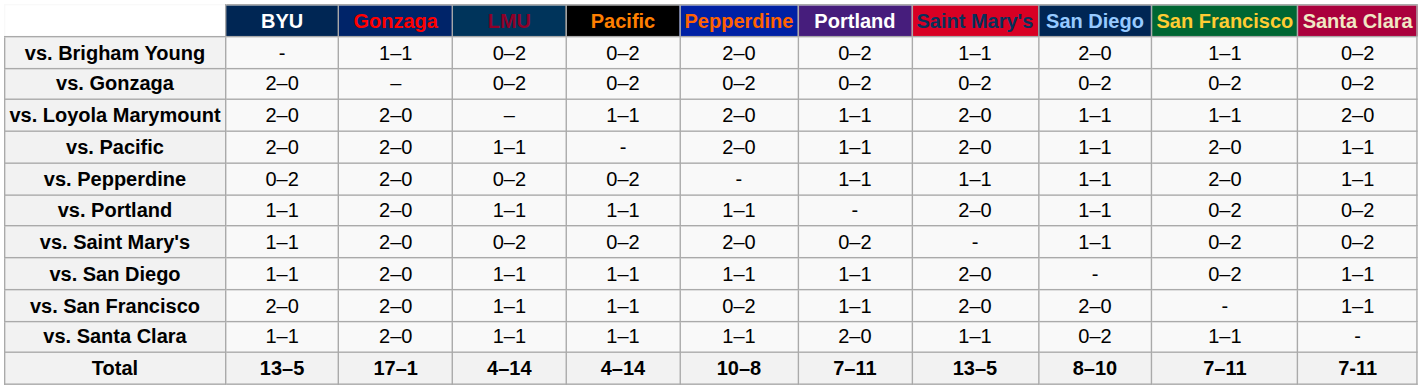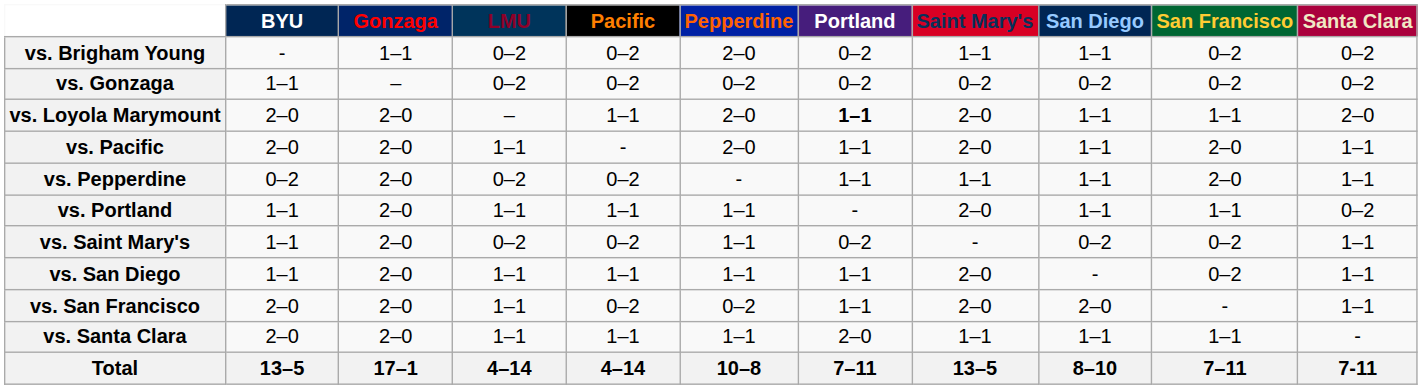(1095, 53) 2–0 -> (1095, 53) 1–1
(1225, 53) 1–1 -> (1225, 53) 0–2
(282, 84) 2–0 -> (282, 84) 1–1
(855, 116) normal -> (855, 116) bold
(1225, 211) 0–2 -> (1225, 211) 1–1
(739, 242) 2–0 -> (739, 242) 1–1
(1095, 242) 1–1 -> (1095, 242) 0–2
(1358, 242) 0–2 -> (1358, 242) 1–1
(623, 305) 1–1 -> (623, 305) 0–2
(282, 337) 1–1 -> (282, 337) 2–0
(1095, 337) 0–2 -> (1095, 337) 1–1
